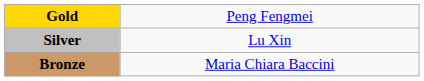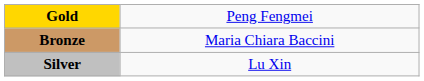rows swapped: (62, 40) <-> (62, 64)
